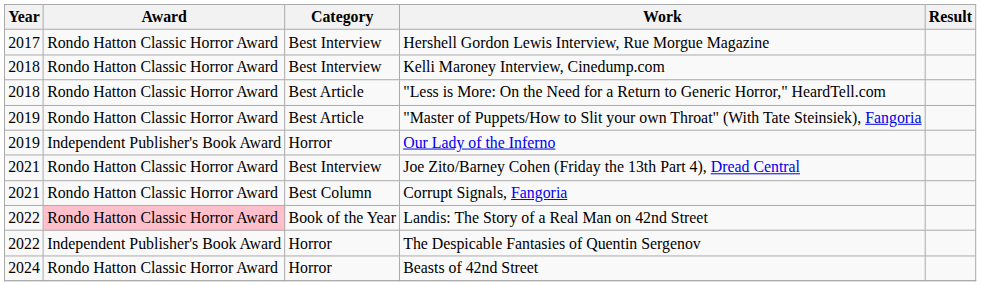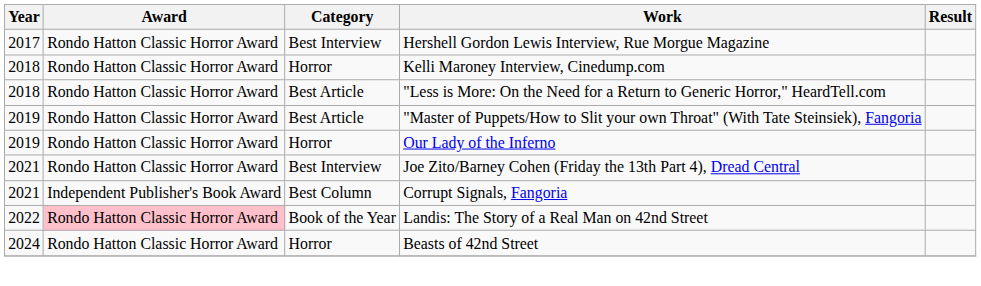(335, 67) Best Interview -> (310, 67) Horror
(164, 142) Independent Publisher's Book Award -> (163, 142) Rondo Hatton Classic Horror Award
(163, 192) Rondo Hatton Classic Horror Award -> (164, 192) Independent Publisher's Book Award
- row: (552, 243)
